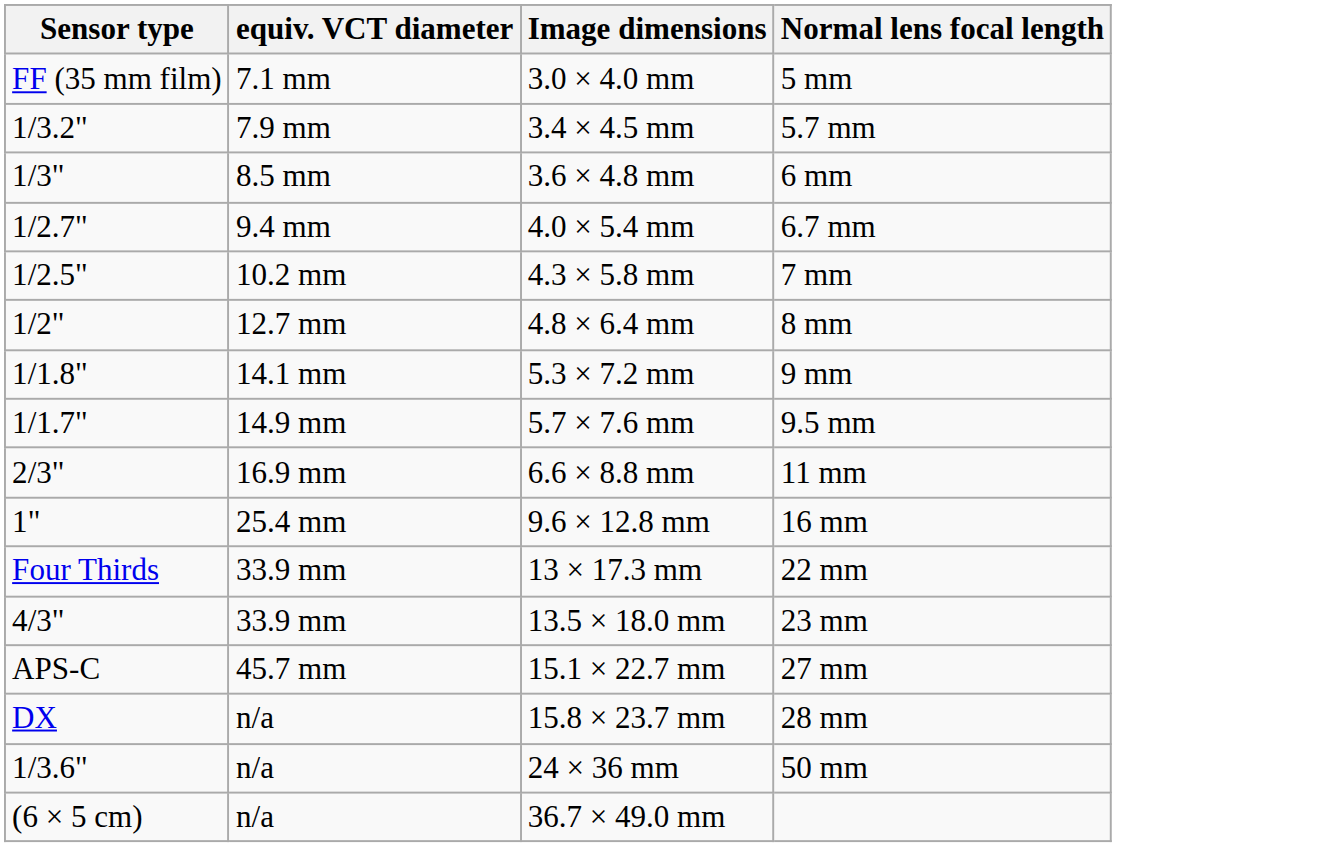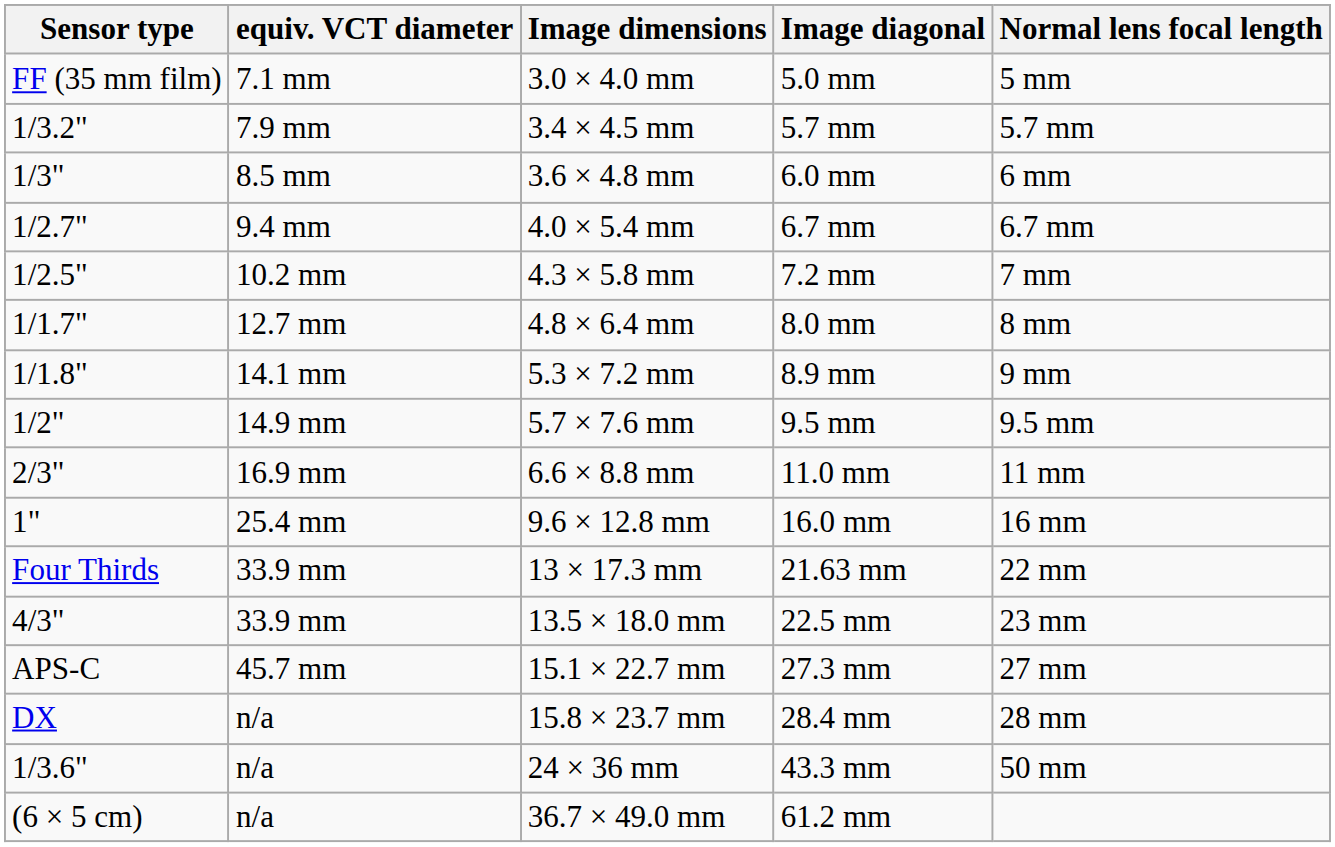+ column: (883, 29)
(38, 324) 1/2" -> (50, 324) 1/1.7"
(50, 422) 1/1.7" -> (38, 422) 1/2"
